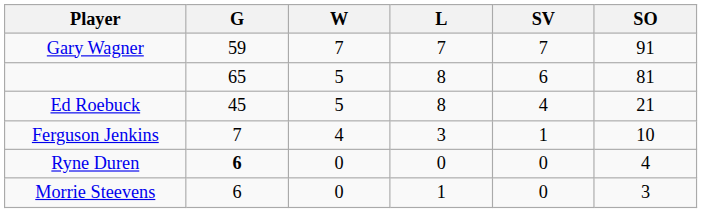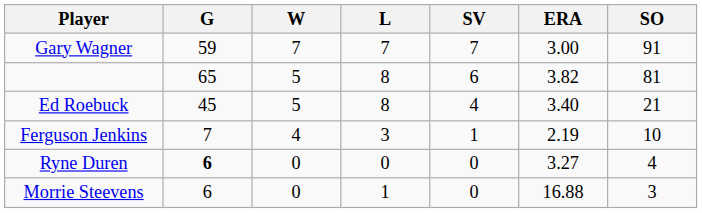+ column: (563, 18)
